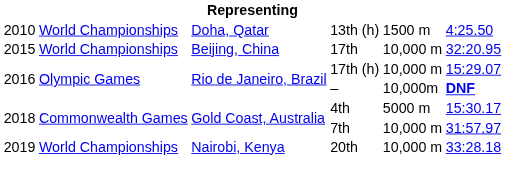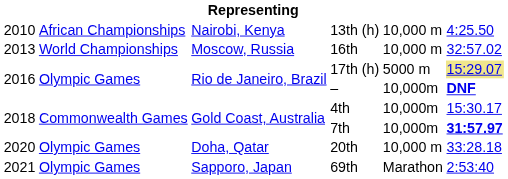(108, 30) World Championships -> (112, 30) African Championships
(230, 30) Doha, Qatar -> (238, 30) Nairobi, Kenya
(407, 30) 1500 m -> (412, 30) 10,000 m
+ row: (344, 49)
- row: (344, 49)
(412, 69) 10,000 m -> (407, 69) 5000 m
(473, 69) no background -> (474, 69) khaki background
(407, 108) 5000 m -> (411, 108) 10,000m
(412, 128) 10,000 m -> (411, 128) 10,000m
(473, 128) normal -> (475, 128) bold
(20, 147) 2019 -> (20, 147) 2020
(108, 147) World Championships -> (90, 147) Olympic Games
(238, 147) Nairobi, Kenya -> (230, 147) Doha, Qatar
+ row: (344, 167)
